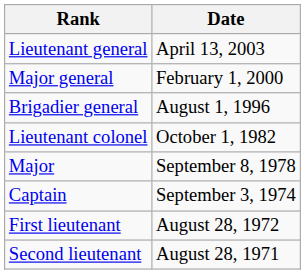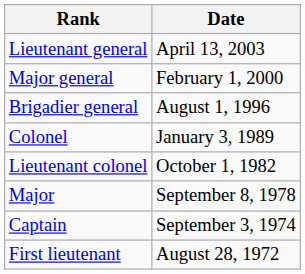+ row: (38, 136)
- row: (75, 254)
